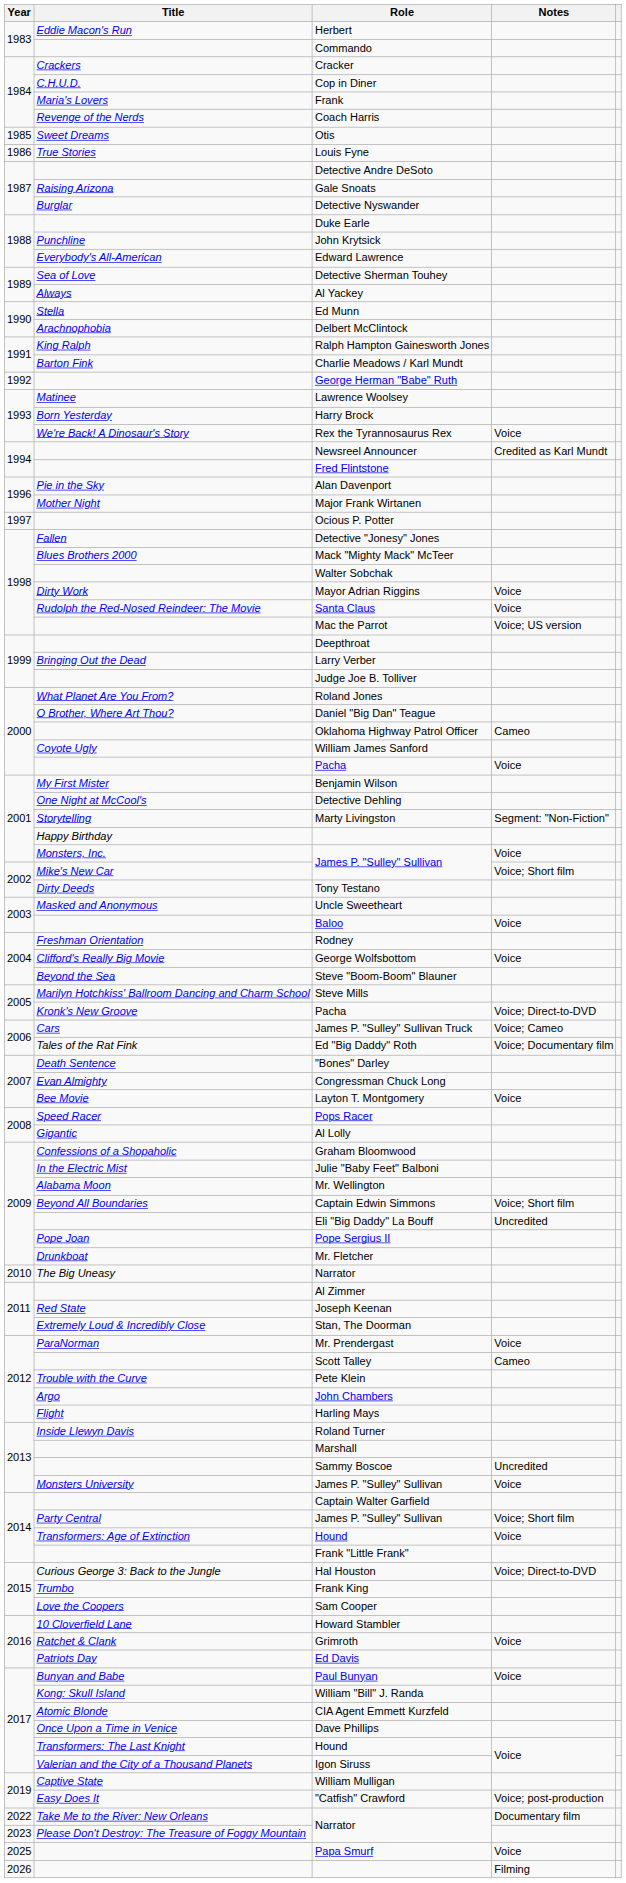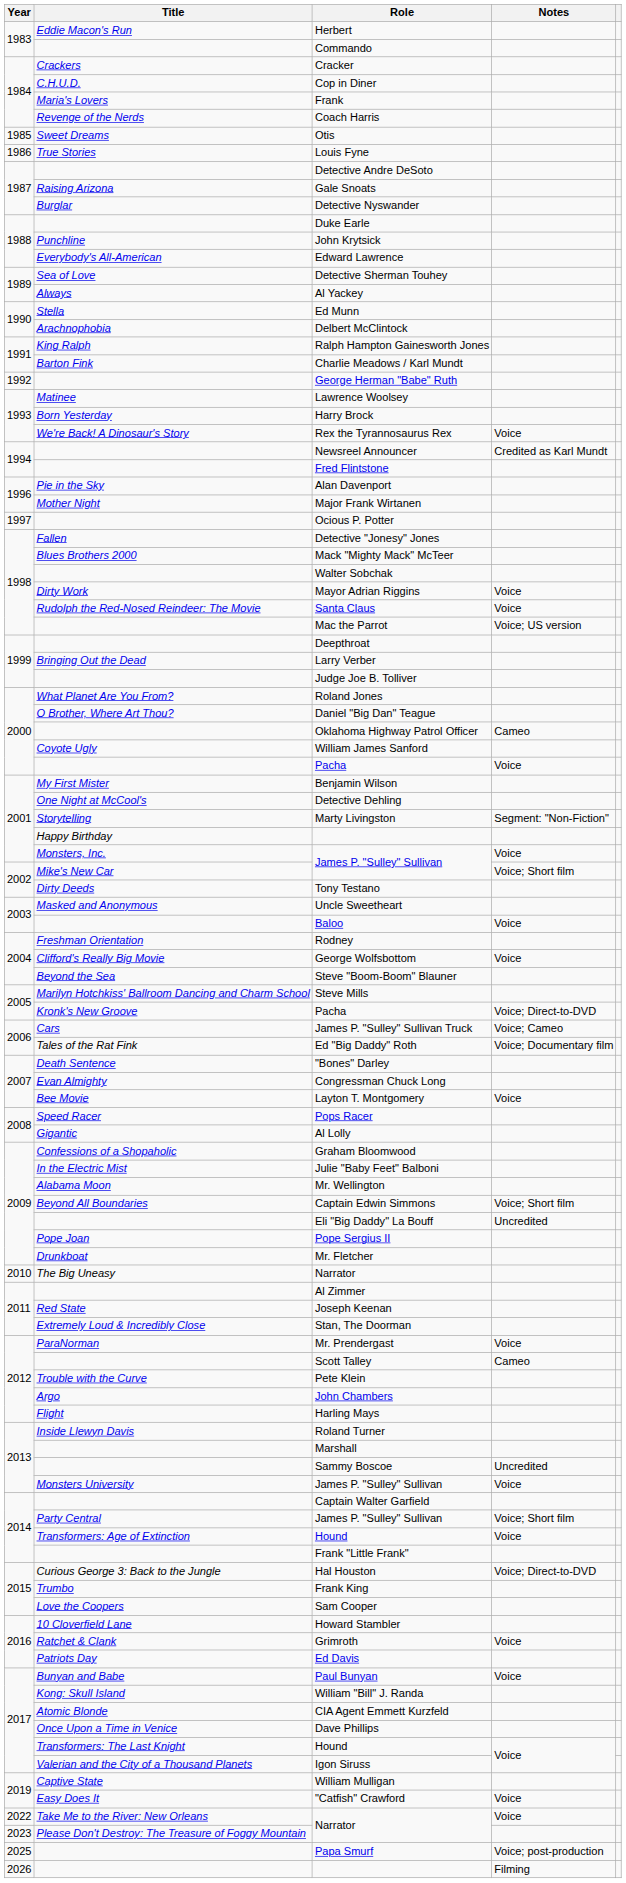(549, 1799) Voice; post-production -> (508, 1799) Voice
(537, 1816) Documentary film -> (508, 1816) Voice
(508, 1851) Voice -> (549, 1851) Voice; post-production
